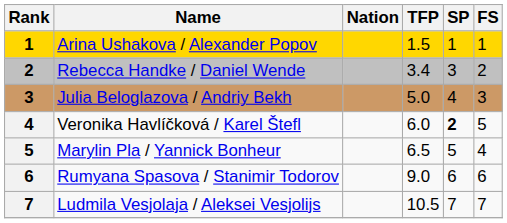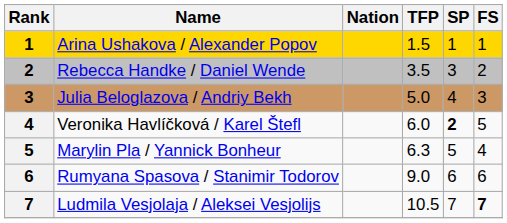(418, 71) 3.4 -> (418, 71) 3.5
(418, 151) 6.5 -> (418, 151) 6.3
(482, 204) normal -> (482, 204) bold
